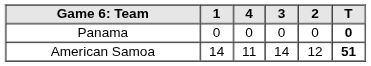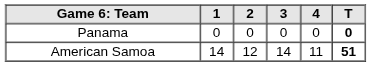columns swapped: (315, 14) <-> (249, 14)
